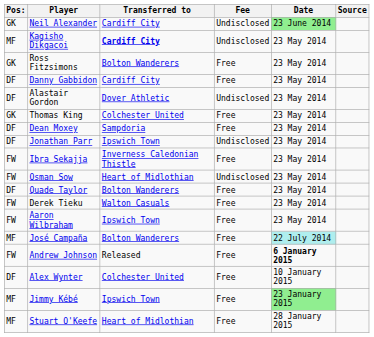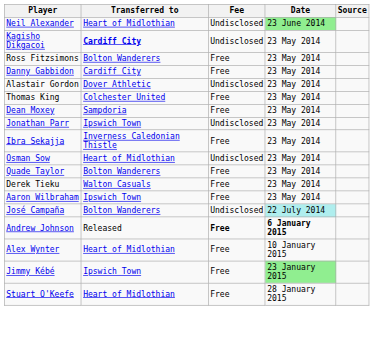- column: (16, 11)
(131, 24) Cardiff City -> (129, 24) Heart of Midlothian
(226, 238) Free -> (237, 211) Undisclosed
(226, 256) normal -> (220, 228) bold
(143, 278) Colchester United -> (129, 250) Heart of Midlothian
